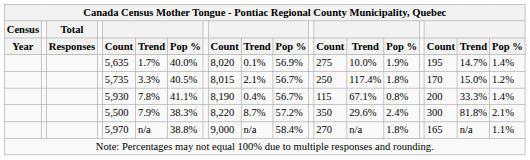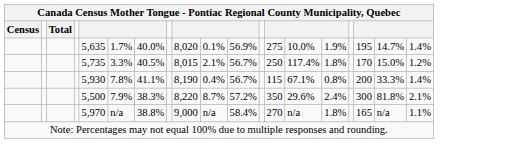- row: (23, 46)
